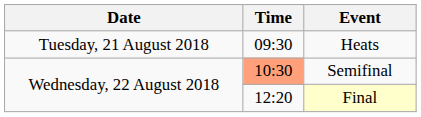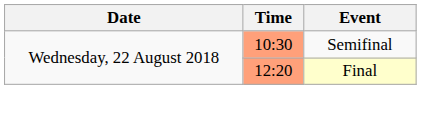- row: (360, 44)
(273, 97) no background -> (273, 71) lightsalmon background
